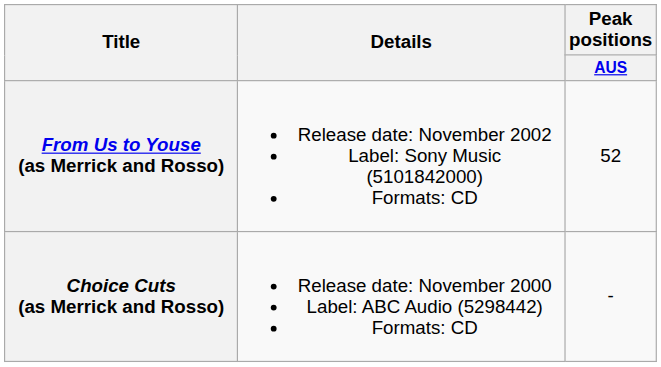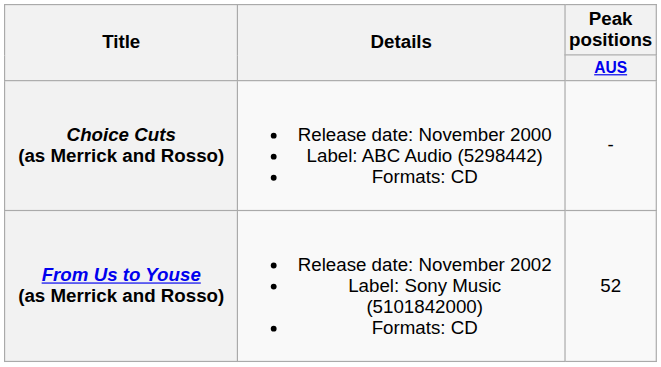rows swapped: (121, 296) <-> (121, 155)
